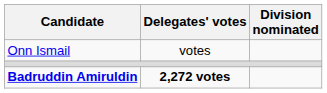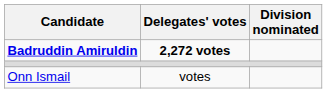rows swapped: (72, 77) <-> (39, 50)
